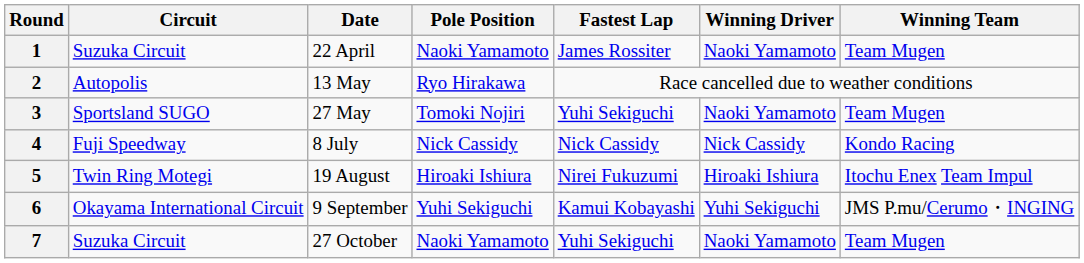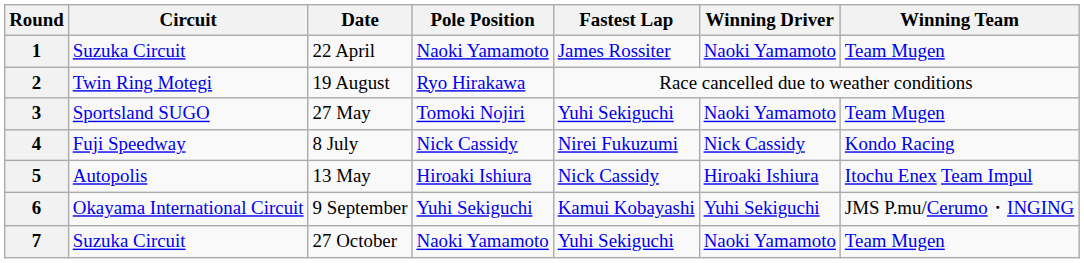(110, 82) Autopolis -> (142, 82) Twin Ring Motegi
(342, 82) 13 May -> (351, 82) 19 August
(608, 144) Nick Cassidy -> (618, 144) Nirei Fukuzumi
(142, 175) Twin Ring Motegi -> (110, 175) Autopolis
(351, 175) 19 August -> (342, 175) 13 May
(618, 175) Nirei Fukuzumi -> (608, 175) Nick Cassidy
